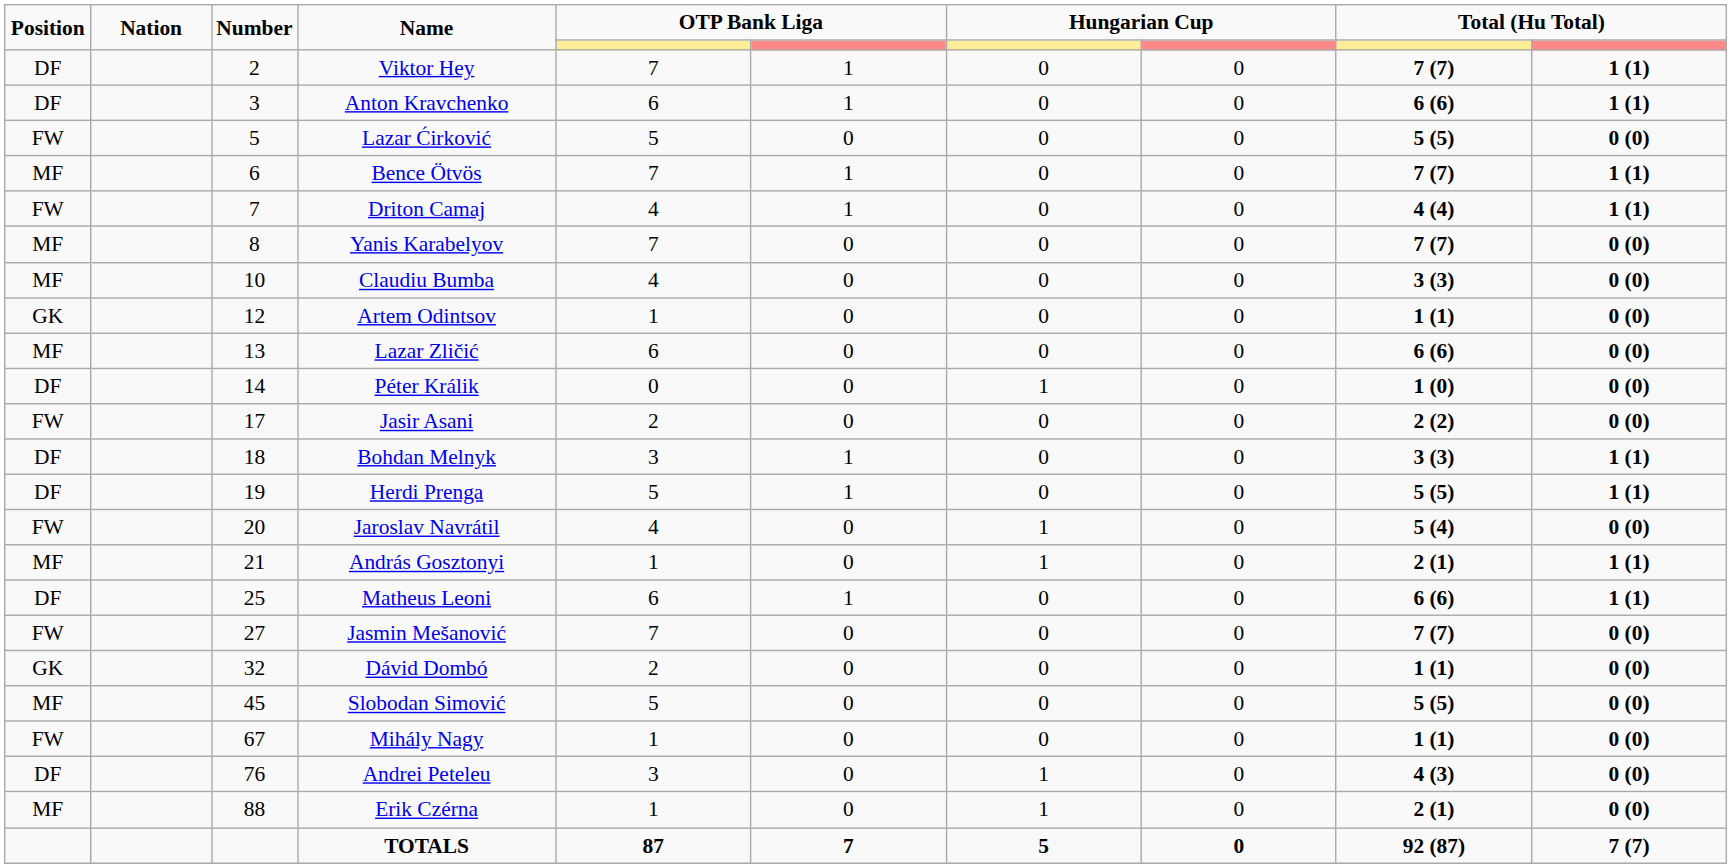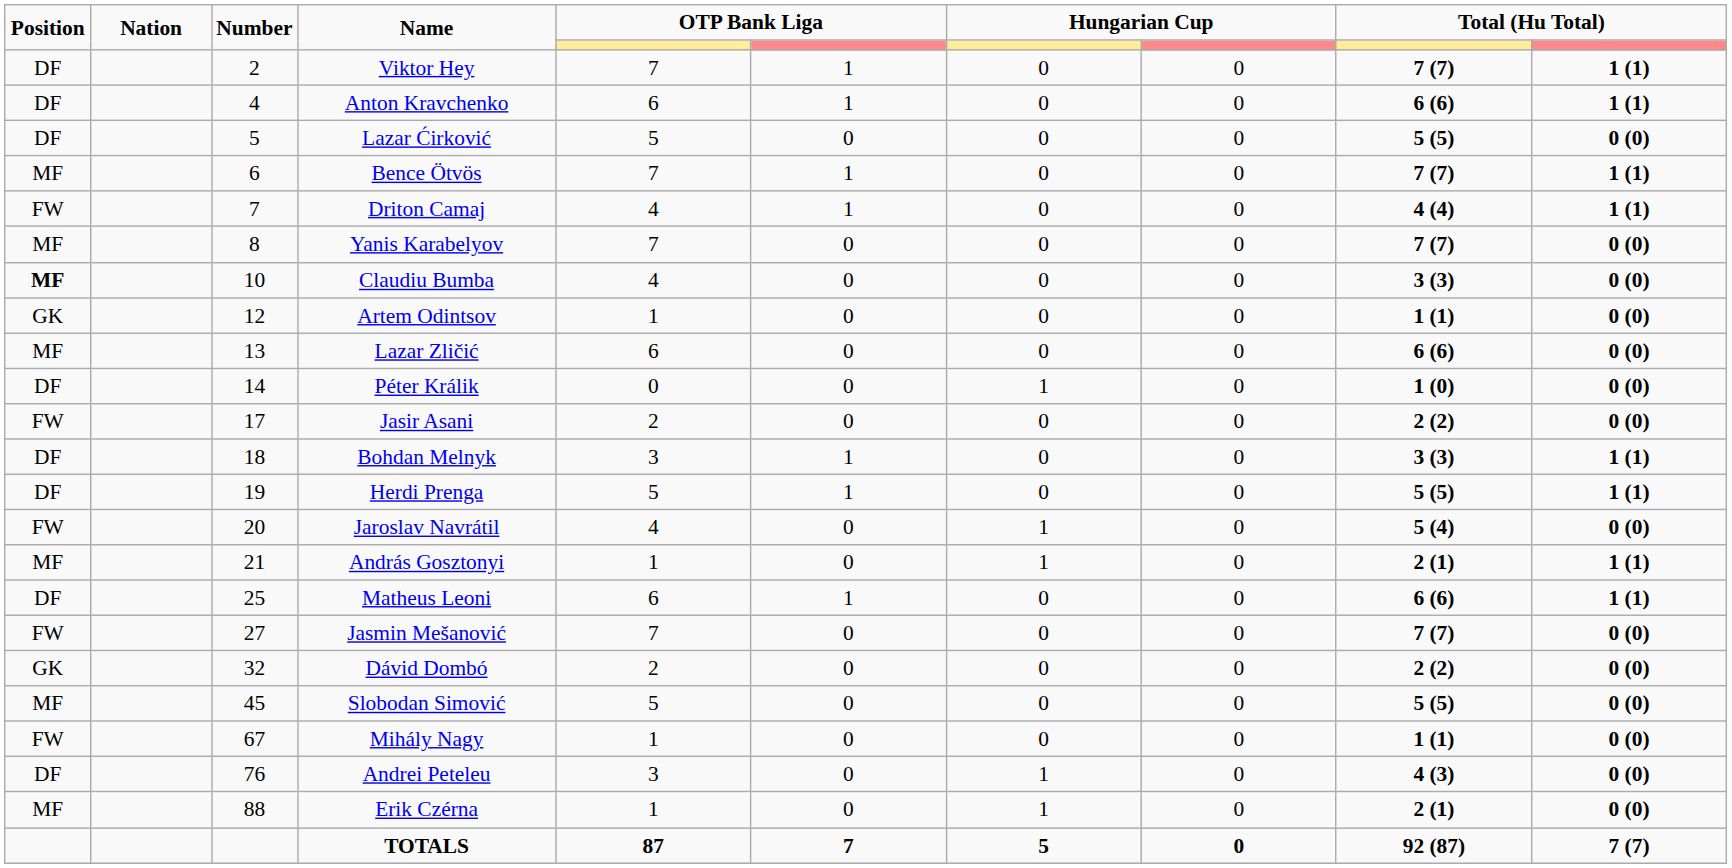(254, 102) 3 -> (254, 102) 4
(48, 138) FW -> (48, 138) DF
(48, 279) normal -> (48, 279) bold
(1434, 668) 1 (1) -> (1434, 668) 2 (2)
